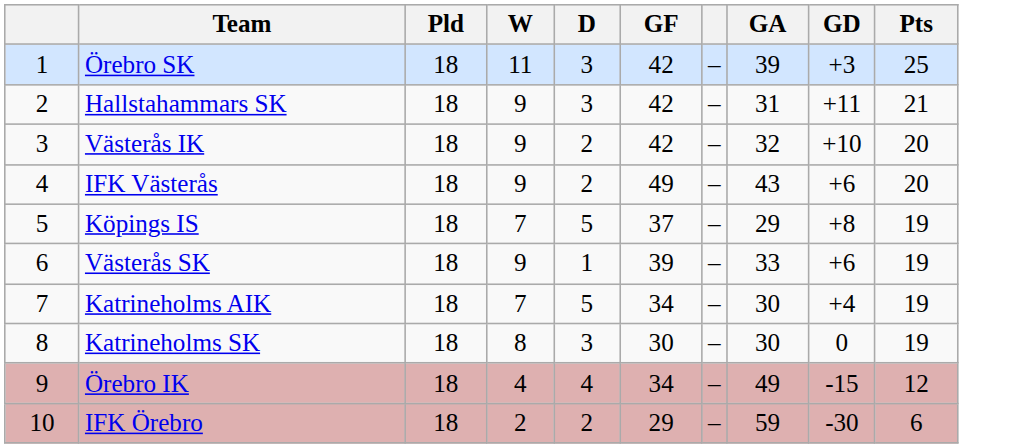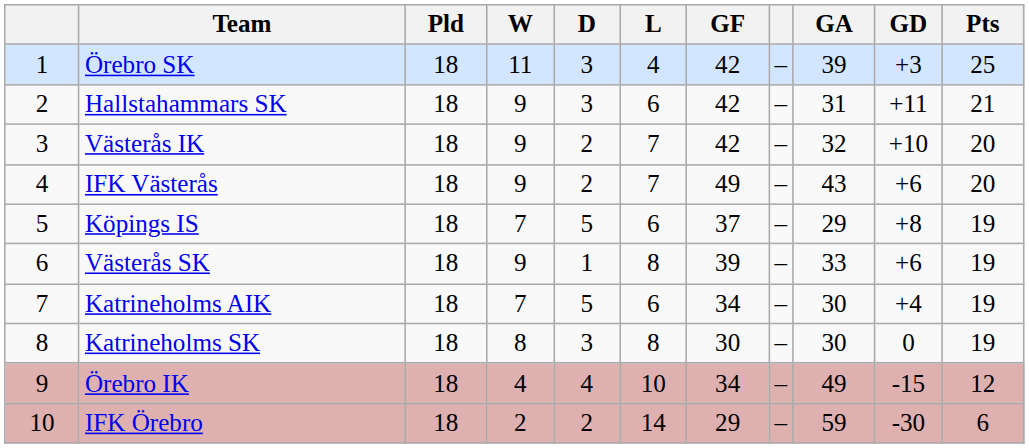+ column: (653, 24)
